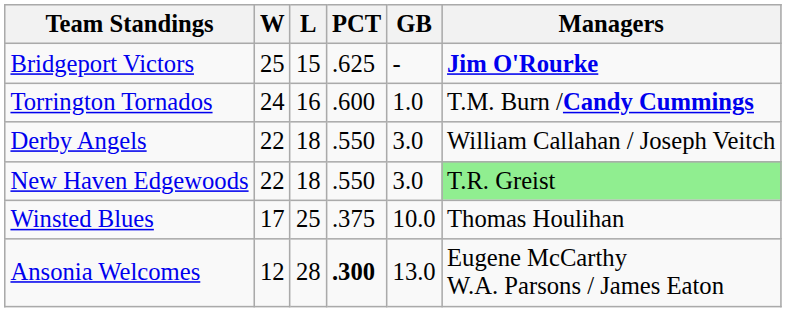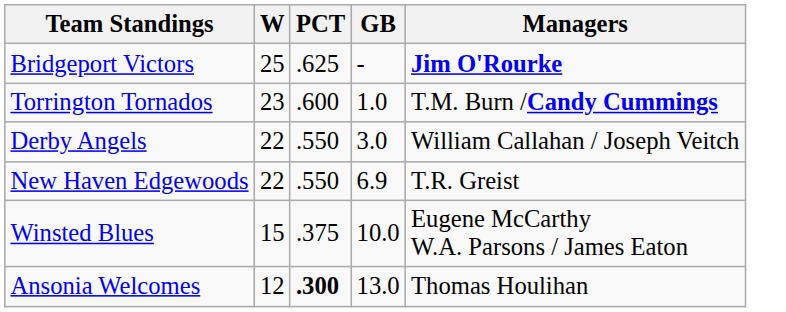- column: (308, 24)
(272, 102) 24 -> (272, 102) 23
(408, 180) 3.0 -> (372, 180) 6.9
(501, 180) lightgreen background -> (465, 180) no background
(272, 219) 17 -> (272, 233) 15
(536, 219) Thomas Houlihan -> (550, 233) Eugene McCarthy W.A. Parsons / James Eaton
(586, 272) Eugene McCarthy W.A. Parsons / James Eaton -> (500, 286) Thomas Houlihan
